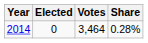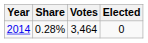columns swapped: (54, 12) <-> (125, 12)
